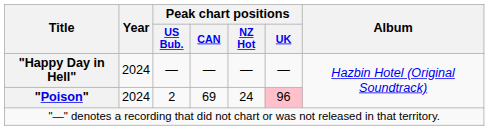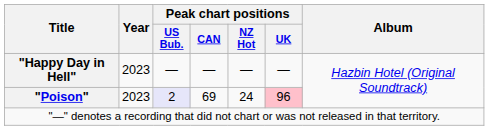(136, 70) 2024 -> (136, 70) 2023
(136, 97) 2024 -> (136, 97) 2023
(172, 97) no background -> (172, 97) lavender background
